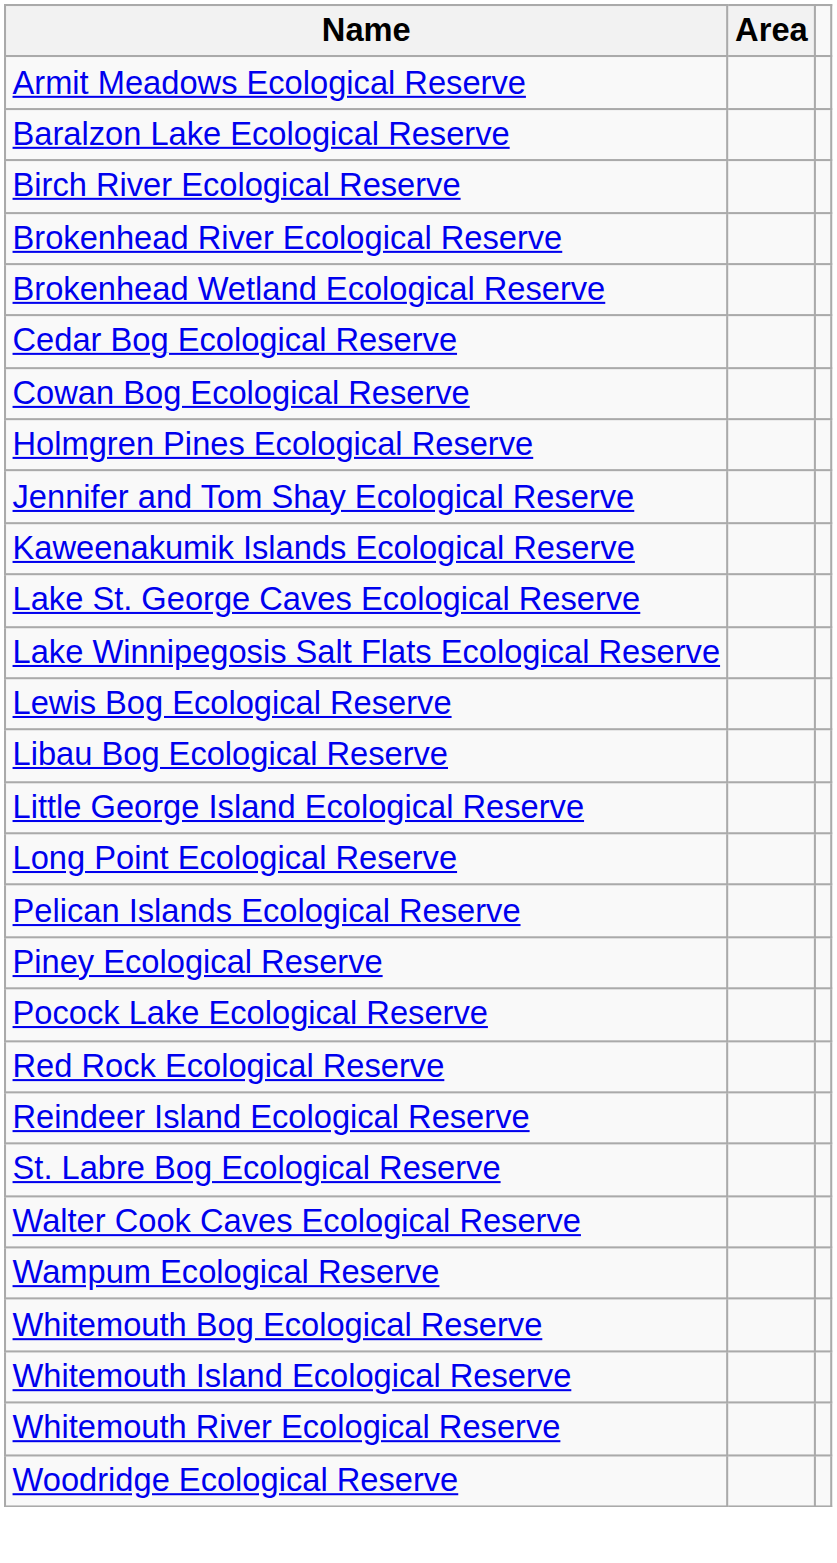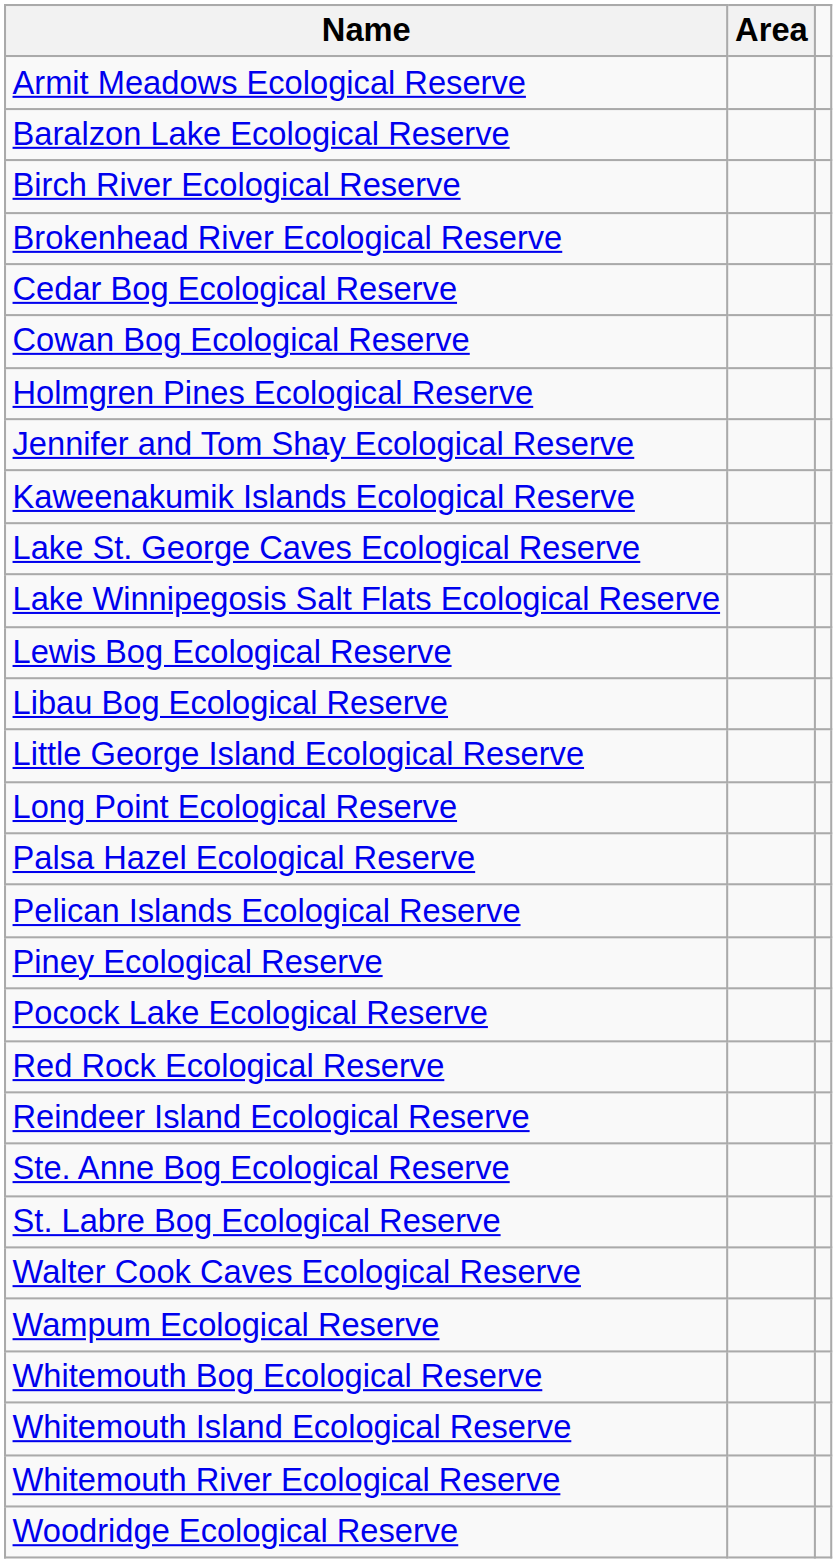- row: (309, 289)
+ row: (244, 858)
+ row: (261, 1169)
